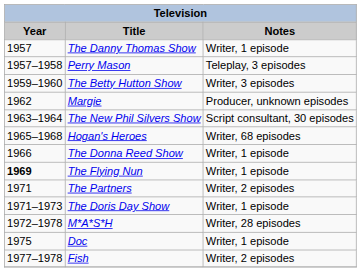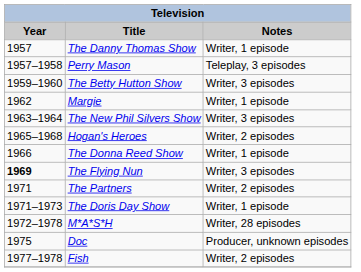(277, 101) Producer, unknown episodes -> (247, 101) Writer, 1 episode
(280, 119) Script consultant, 30 episodes -> (250, 119) Writer, 3 episodes
(253, 136) Writer, 68 episodes -> (250, 136) Writer, 2 episodes
(247, 171) Writer, 1 episode -> (250, 171) Writer, 3 episodes
(247, 241) Writer, 1 episode -> (277, 241) Producer, unknown episodes
